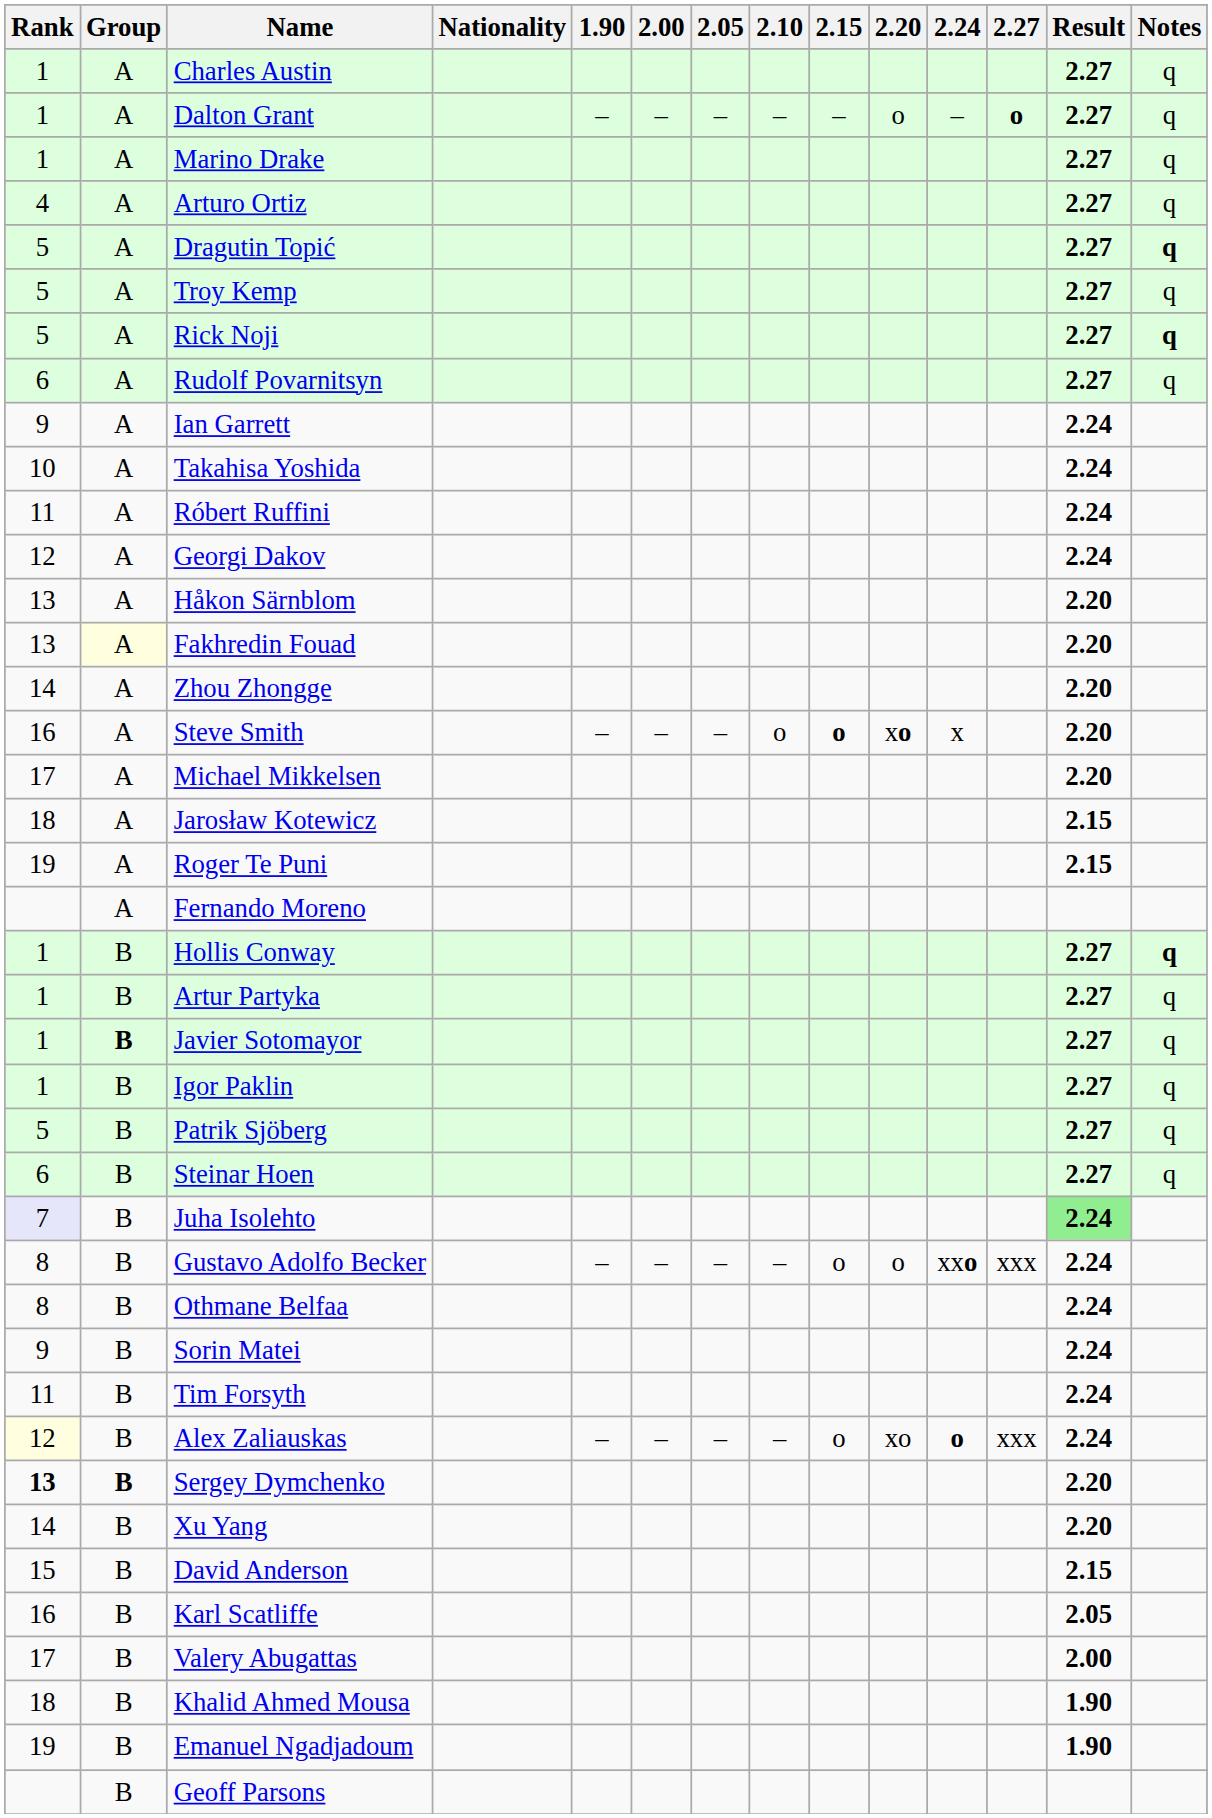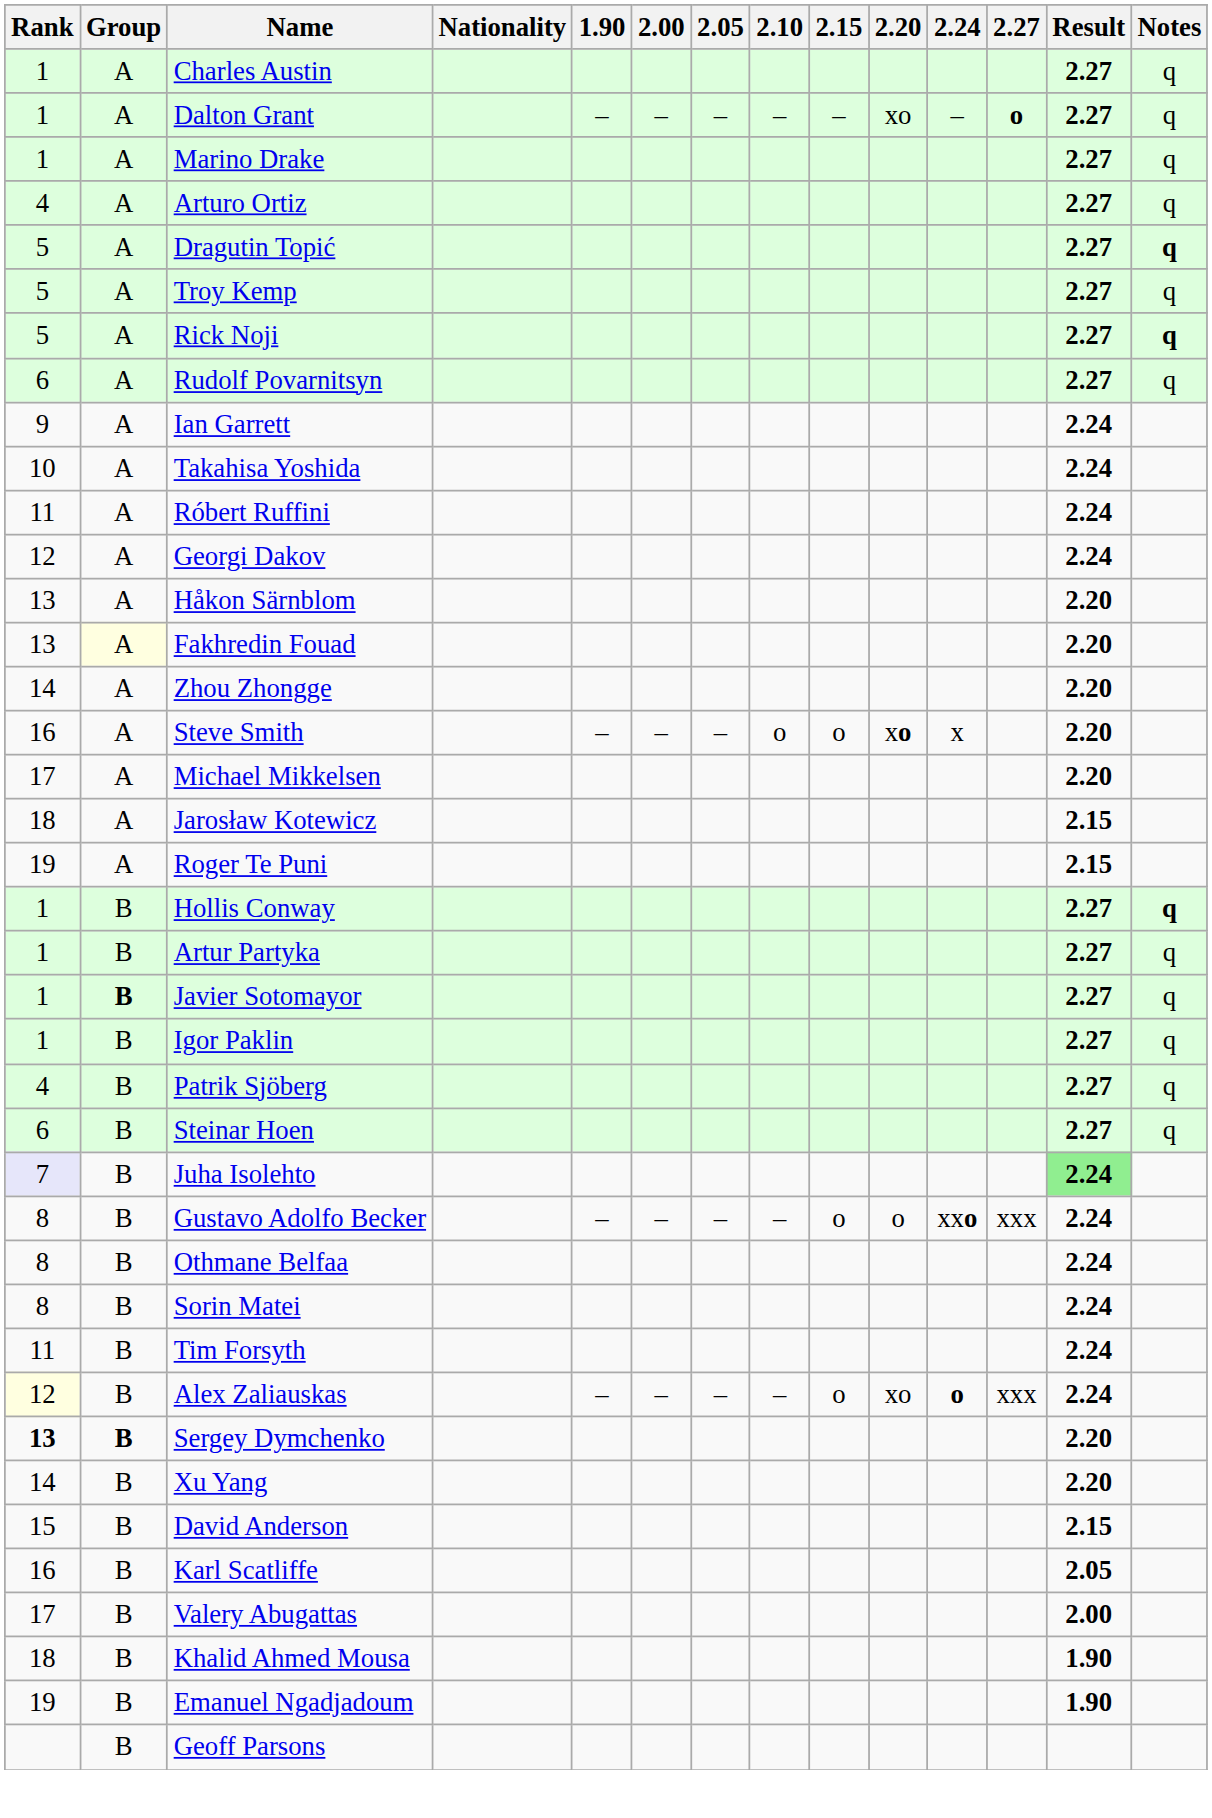(898, 114) o -> (898, 114) xo
(839, 732) bold -> (839, 732) normal
- row: (270, 908)
(42, 1129) 5 -> (42, 1085) 4
(42, 1350) 9 -> (42, 1305) 8
